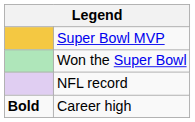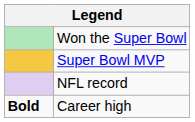rows swapped: (111, 38) <-> (122, 60)
